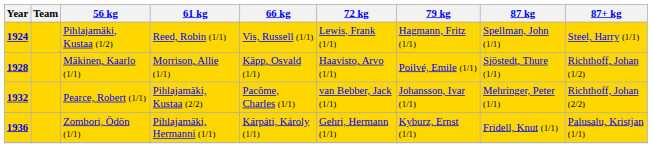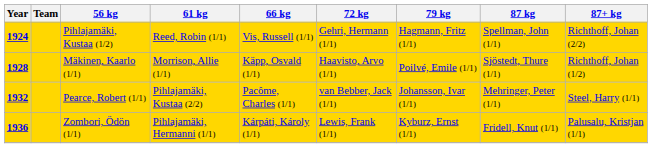(347, 37) Lewis, Frank (1/1) -> (354, 37) Gehri, Hermann (1/1)
(603, 37) Steel, Harry (1/1) -> (603, 37) Richthoff, Johan (2/2)
(603, 97) Richthoff, Johan (2/2) -> (603, 97) Steel, Harry (1/1)
(354, 128) Gehri, Hermann (1/1) -> (347, 128) Lewis, Frank (1/1)
